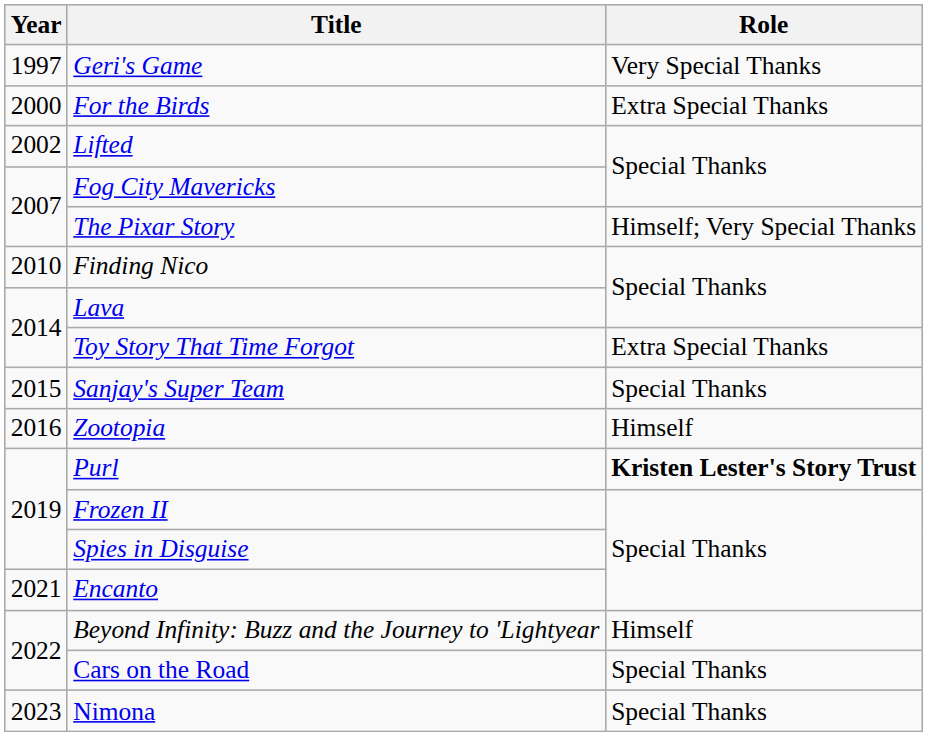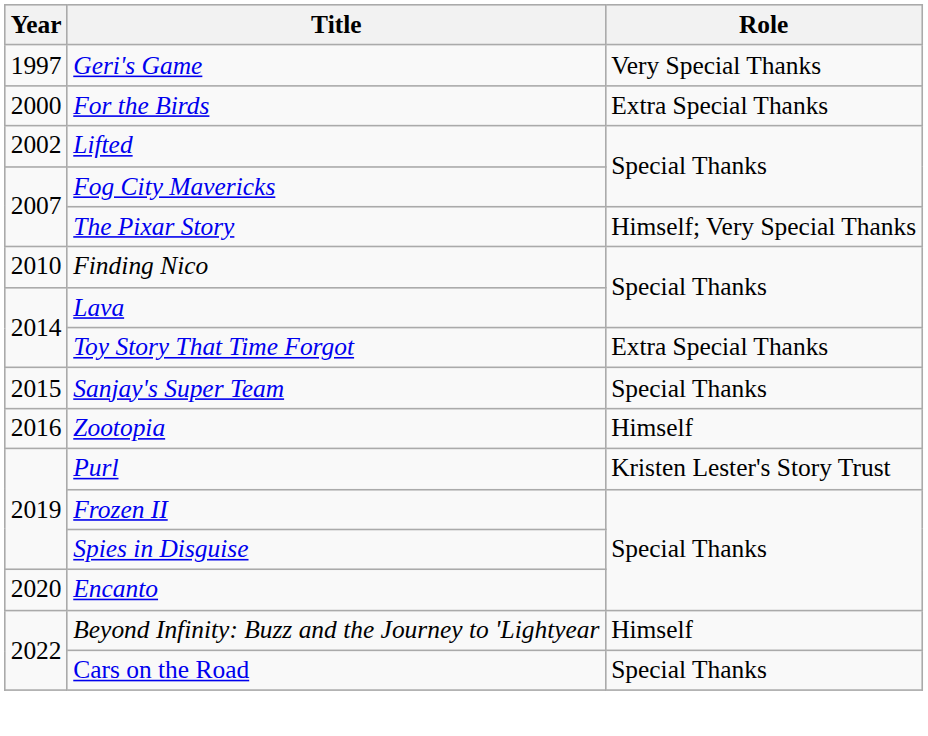(764, 468) bold -> (751, 468) normal
(36, 589) 2021 -> (36, 589) 2020
- row: (114, 710)
